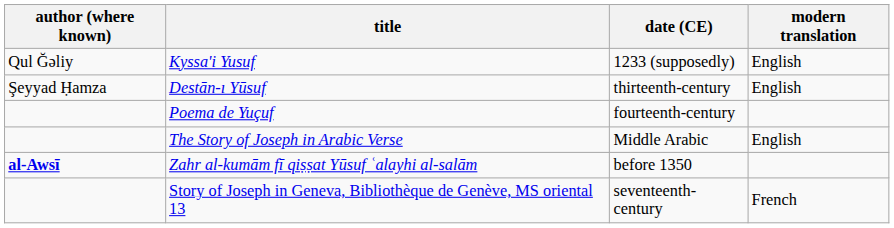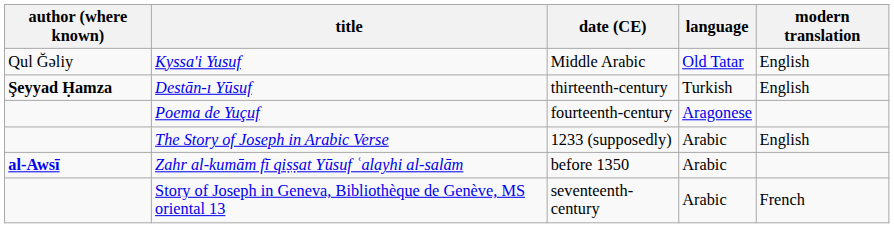+ column: (717, 26)
(674, 61) 1233 (supposedly) -> (598, 61) Middle Arabic
(57, 87) normal -> (60, 87) bold
(661, 139) Middle Arabic -> (611, 139) 1233 (supposedly)
